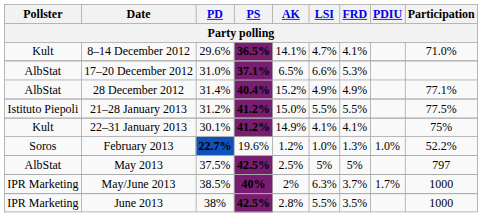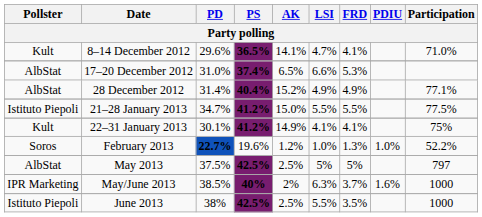(253, 71) 37.1% -> (253, 71) 37.4%
(215, 109) 31.2% -> (215, 109) 34.7%
(387, 184) 1.7% -> (387, 184) 1.6%
(43, 203) IPR Marketing -> (43, 203) Istituto Piepoli
(291, 203) 2.8% -> (291, 203) 2.5%
